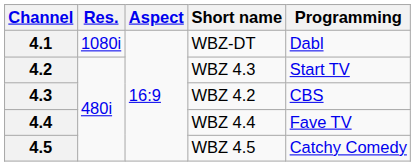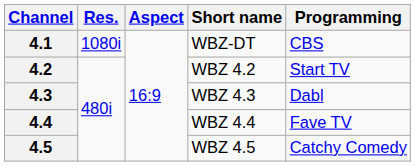(307, 43) Dabl -> (307, 43) CBS
(223, 69) WBZ 4.3 -> (223, 69) WBZ 4.2
(223, 95) WBZ 4.2 -> (223, 95) WBZ 4.3
(307, 95) CBS -> (307, 95) Dabl
